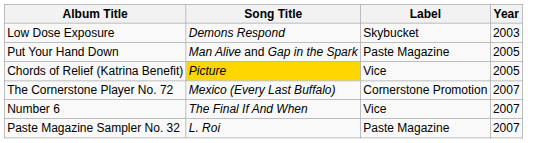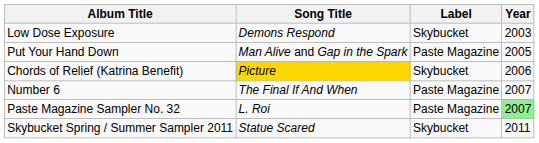(375, 71) Vice -> (441, 71) Skybucket
(506, 71) 2005 -> (518, 71) 2006
- row: (90, 90)
(375, 109) Vice -> (456, 90) Paste Magazine
(506, 128) no background -> (518, 109) lightgreen background
+ row: (120, 128)
